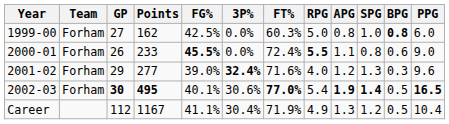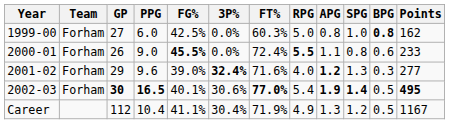columns swapped: (158, 14) <-> (428, 14)
(344, 71) normal -> (330, 71) bold
